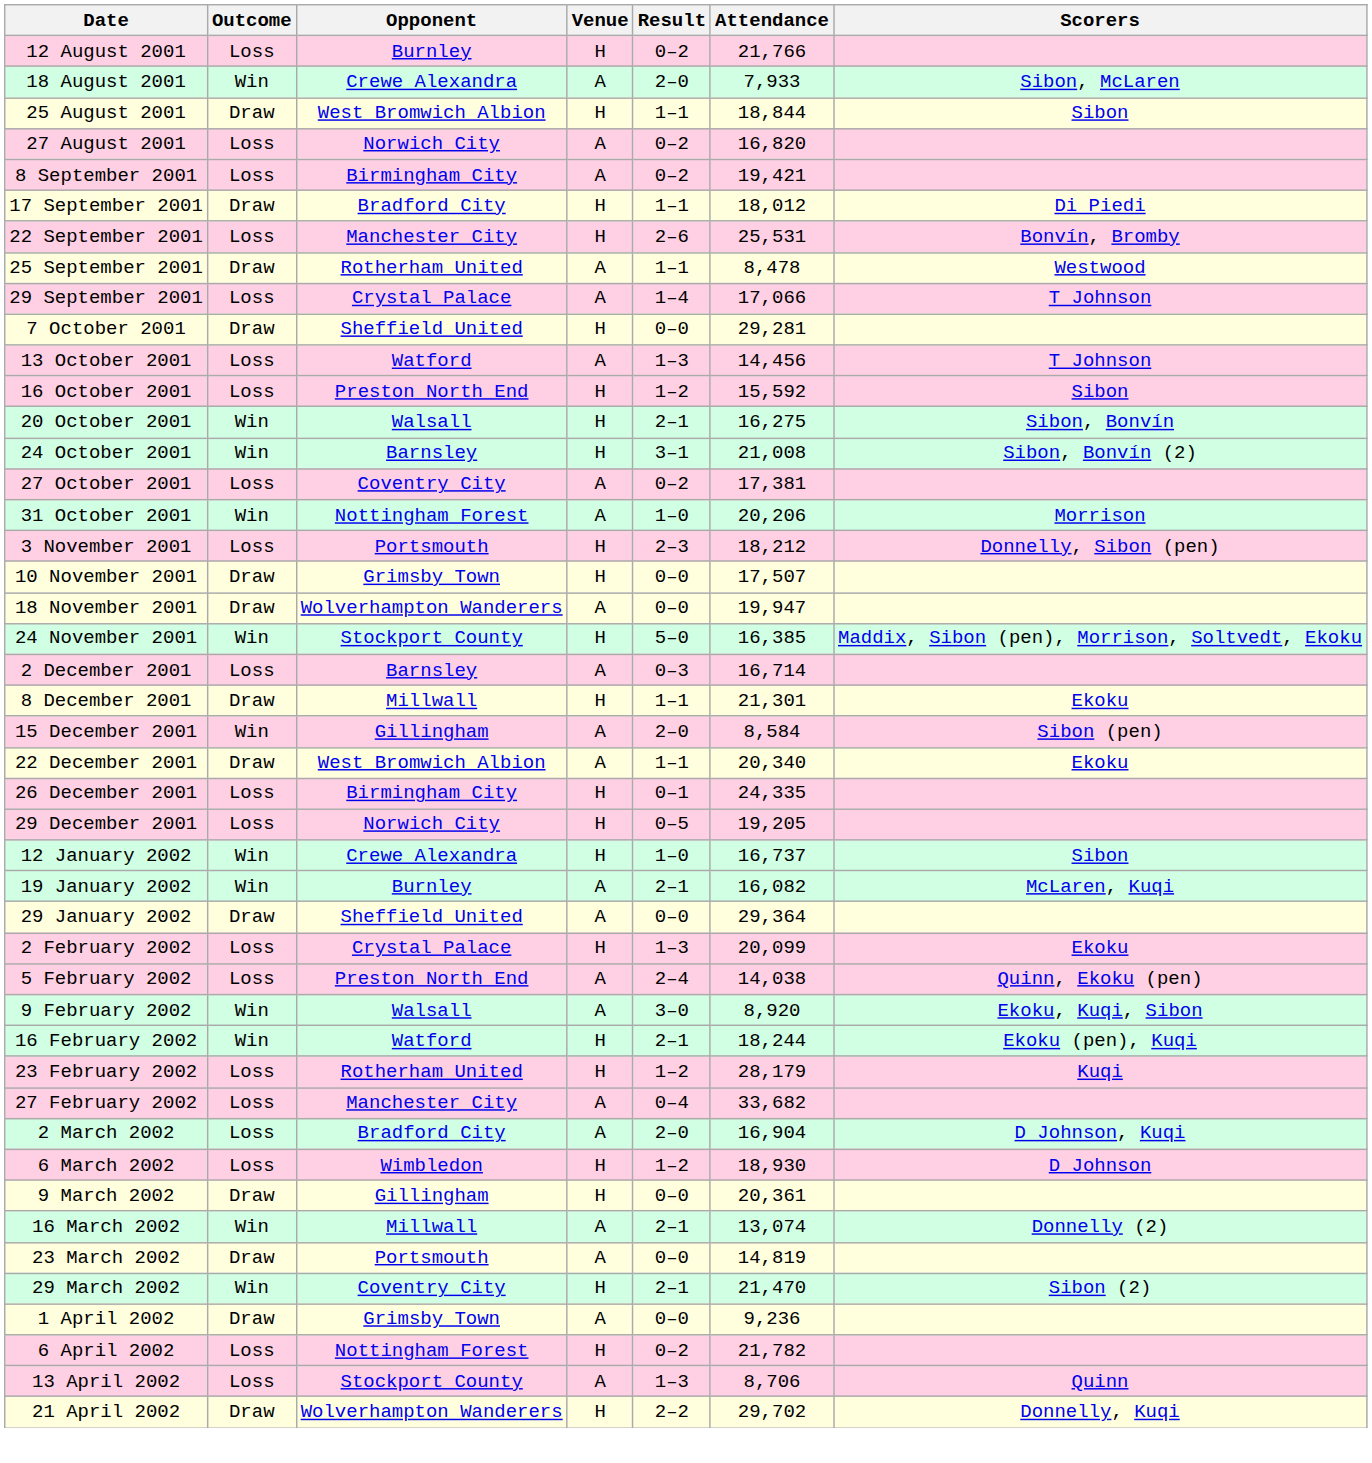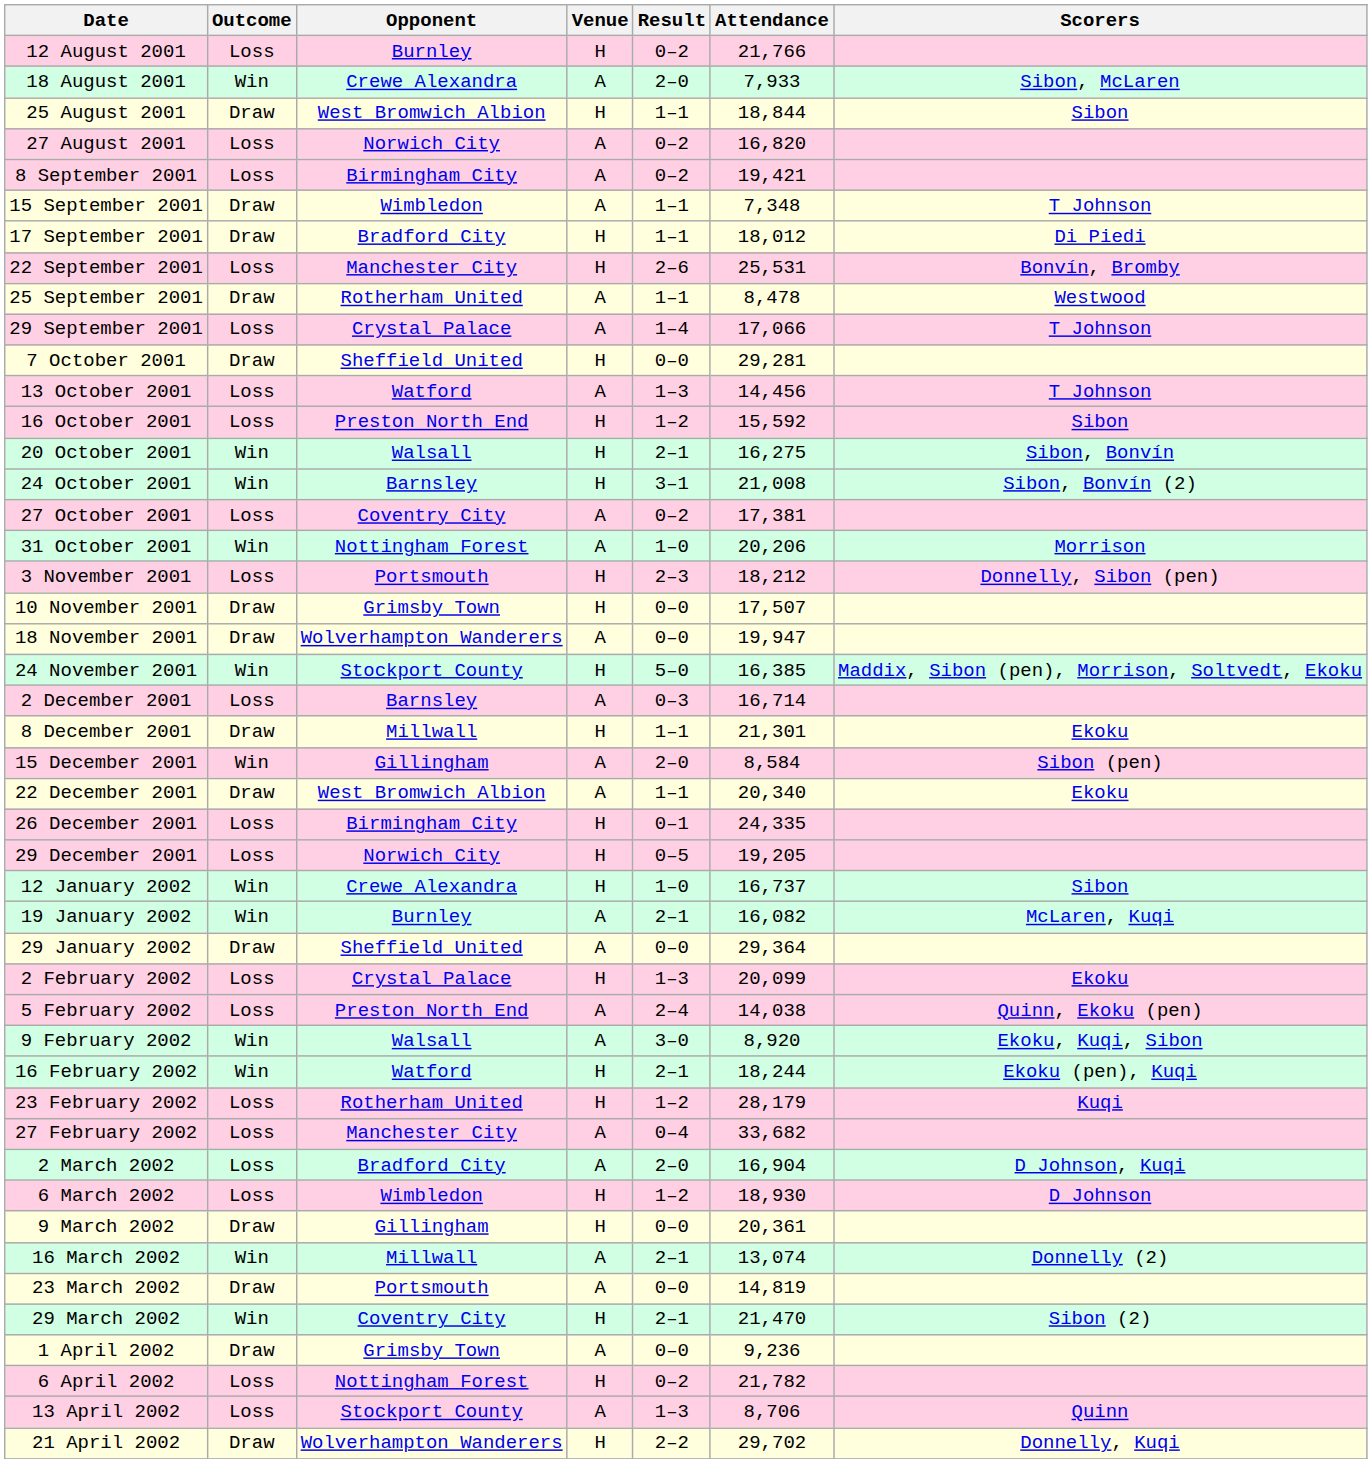+ row: (106, 206)
